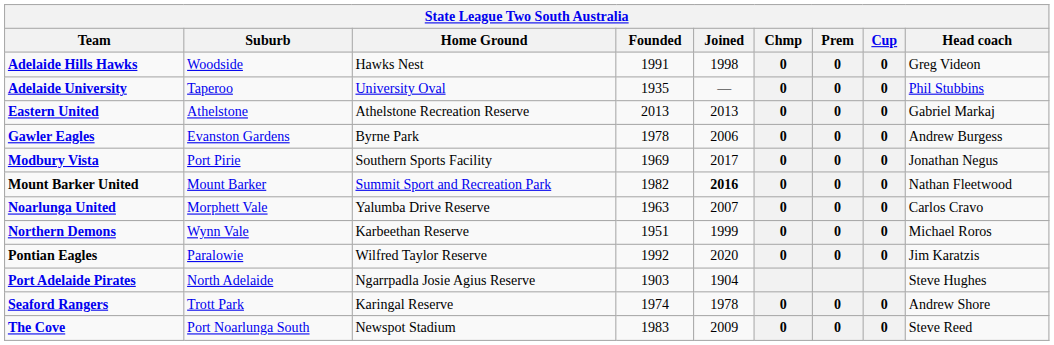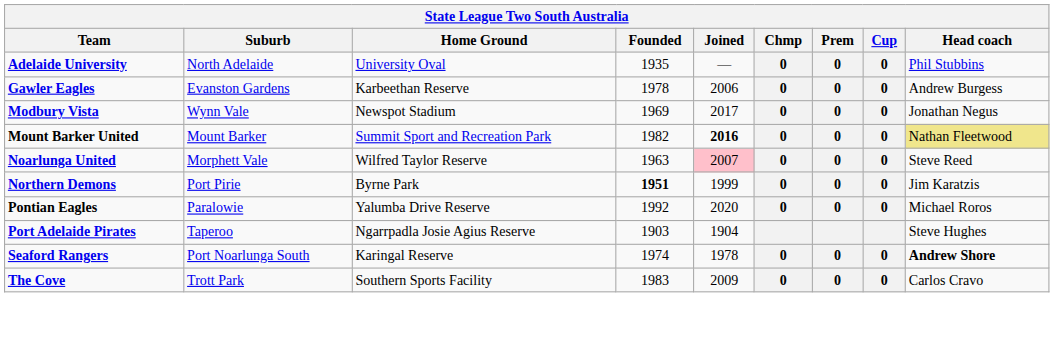- row: (73, 64)
(210, 88) Taperoo -> (230, 64) North Adelaide
- row: (53, 112)
(387, 136) Byrne Park -> (412, 88) Karbeethan Reserve
(214, 160) Port Pirie -> (218, 112) Wynn Vale
(424, 160) Southern Sports Facility -> (406, 112) Newspot Stadium
(960, 184) no background -> (960, 136) khaki background
(423, 208) Yalumba Drive Reserve -> (421, 160) Wilfred Taylor Reserve
(724, 208) no background -> (724, 160) pink background
(946, 208) Carlos Cravo -> (941, 160) Steve Reed
(218, 232) Wynn Vale -> (214, 184) Port Pirie
(412, 232) Karbeethan Reserve -> (387, 184) Byrne Park
(655, 232) normal -> (655, 184) bold
(950, 232) Michael Roros -> (944, 184) Jim Karatzis
(421, 256) Wilfred Taylor Reserve -> (423, 208) Yalumba Drive Reserve
(944, 256) Jim Karatzis -> (950, 208) Michael Roros
(230, 280) North Adelaide -> (210, 232) Taperoo
(216, 304) Trott Park -> (248, 256) Port Noarlunga South
(950, 304) normal -> (952, 256) bold
(248, 327) Port Noarlunga South -> (216, 280) Trott Park
(406, 327) Newspot Stadium -> (424, 280) Southern Sports Facility
(941, 327) Steve Reed -> (946, 280) Carlos Cravo
